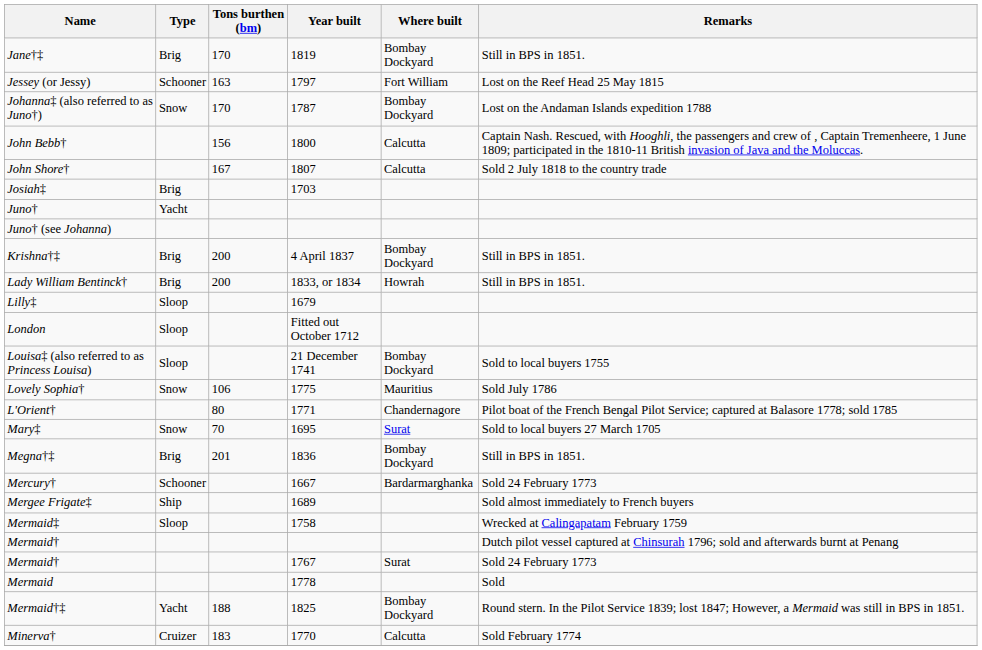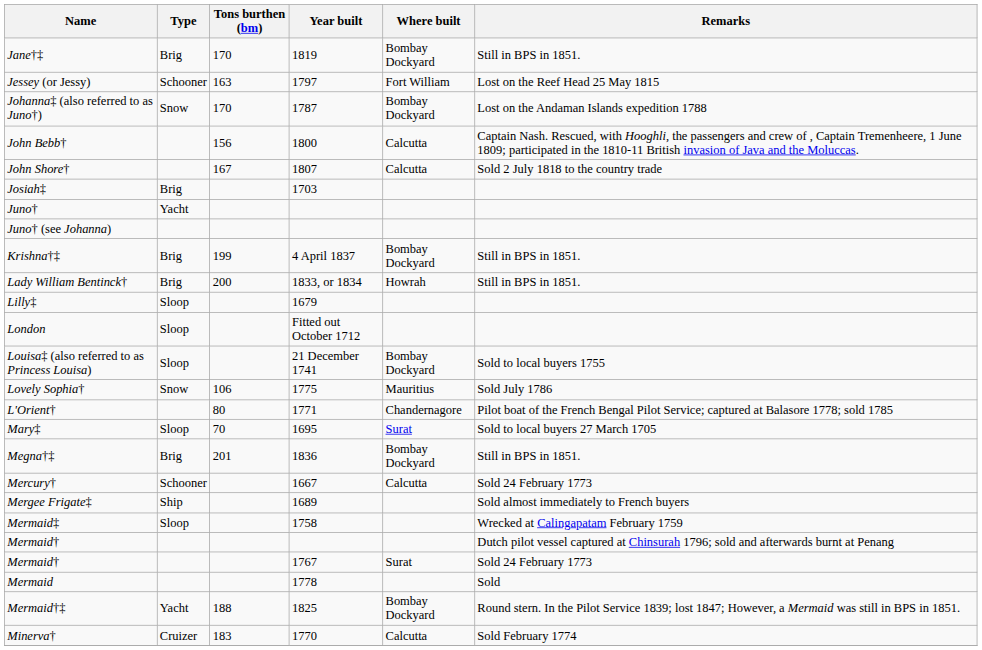(221, 255) 200 -> (222, 255) 199
(173, 429) Snow -> (174, 429) Sloop
(429, 482) Bardarmarghanka -> (406, 482) Calcutta
